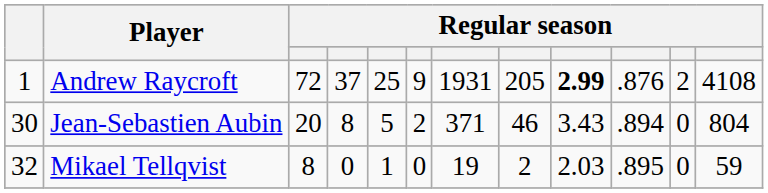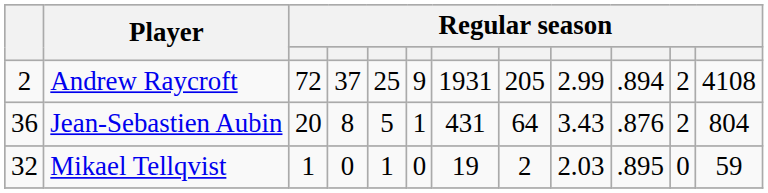(24, 80) 1 -> (24, 80) 2
(581, 80) bold -> (581, 80) normal
(640, 80) .876 -> (640, 80) .894
(24, 123) 30 -> (24, 123) 36
(419, 123) 2 -> (419, 123) 1
(465, 123) 371 -> (465, 123) 431
(525, 123) 46 -> (525, 123) 64
(640, 123) .894 -> (640, 123) .876
(683, 123) 0 -> (683, 123) 2
(308, 166) 8 -> (308, 166) 1
